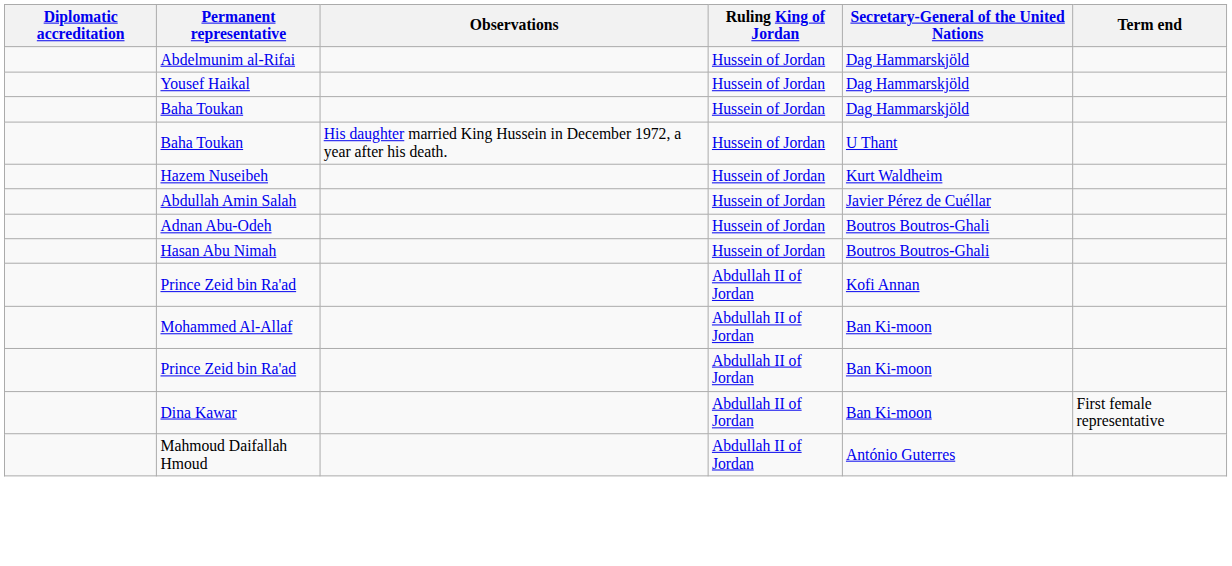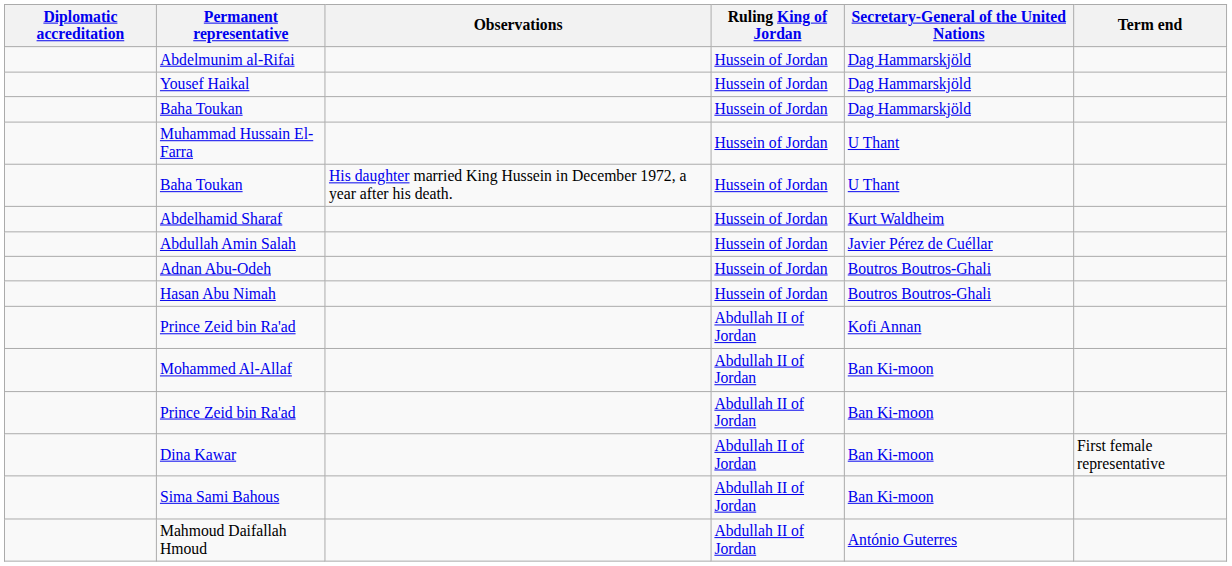+ row: (237, 142)
+ row: (221, 219)
- row: (214, 176)
+ row: (220, 497)
